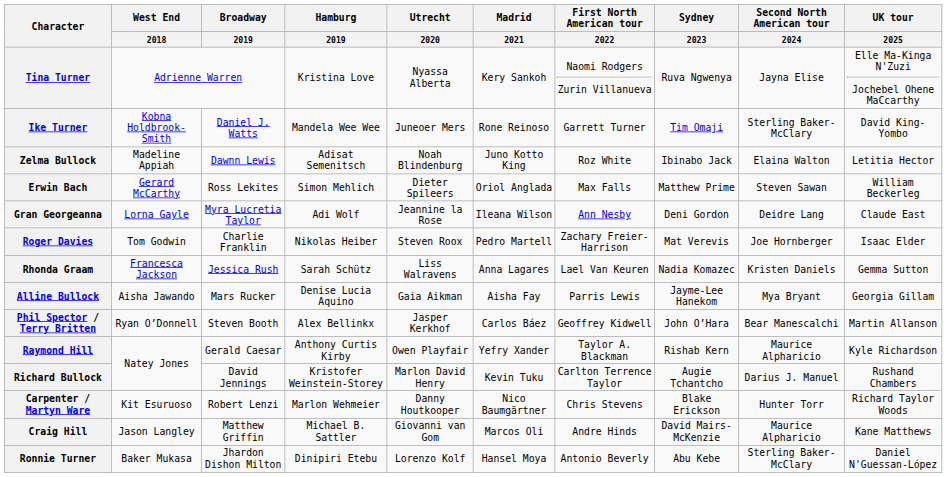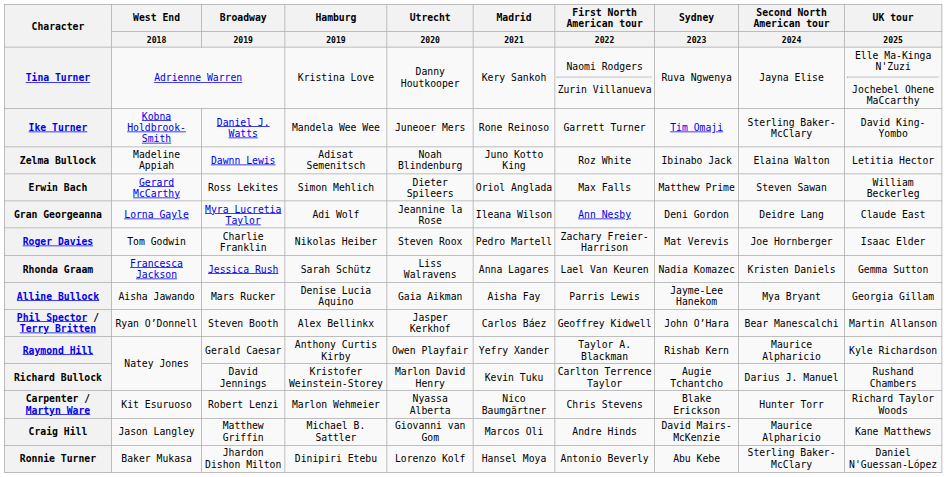(430, 78) Nyassa Alberta -> (430, 78) Danny Houtkooper
(430, 405) Danny Houtkooper -> (430, 405) Nyassa Alberta
